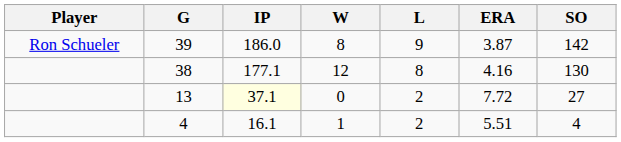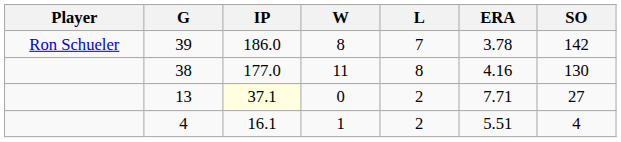(419, 44) 9 -> (419, 44) 7
(498, 44) 3.87 -> (498, 44) 3.78
(262, 70) 177.1 -> (262, 70) 177.0
(341, 70) 12 -> (341, 70) 11
(498, 96) 7.72 -> (498, 96) 7.71
